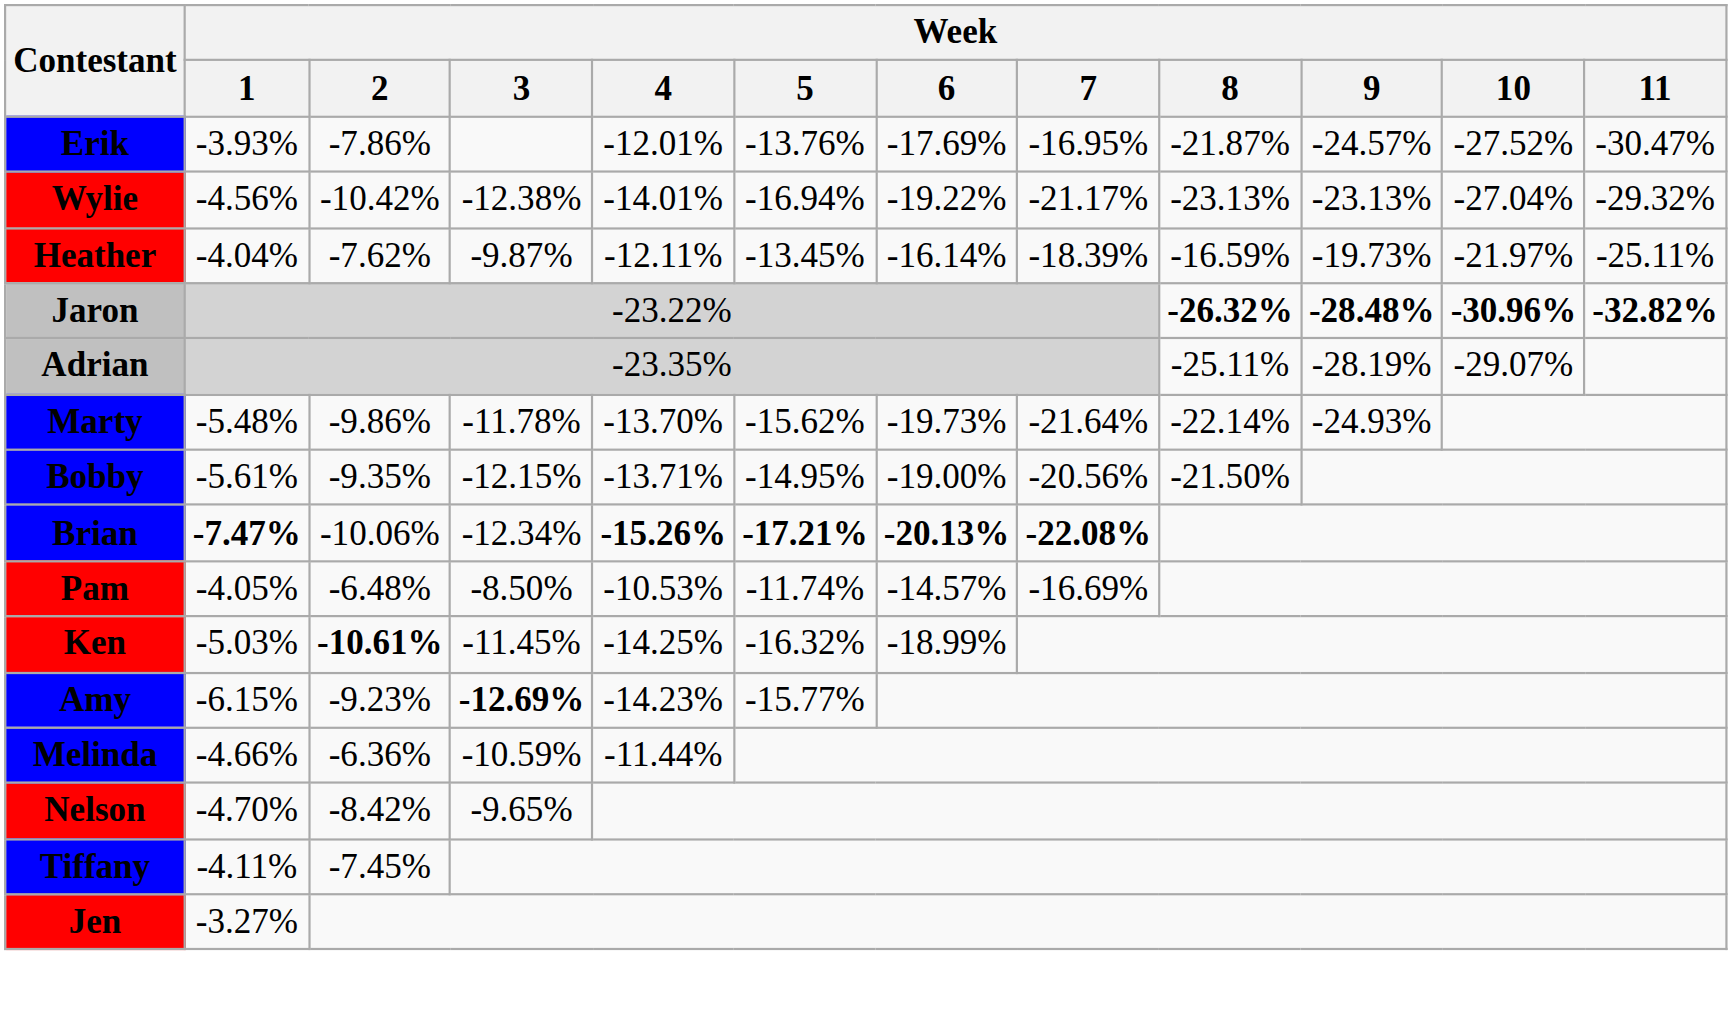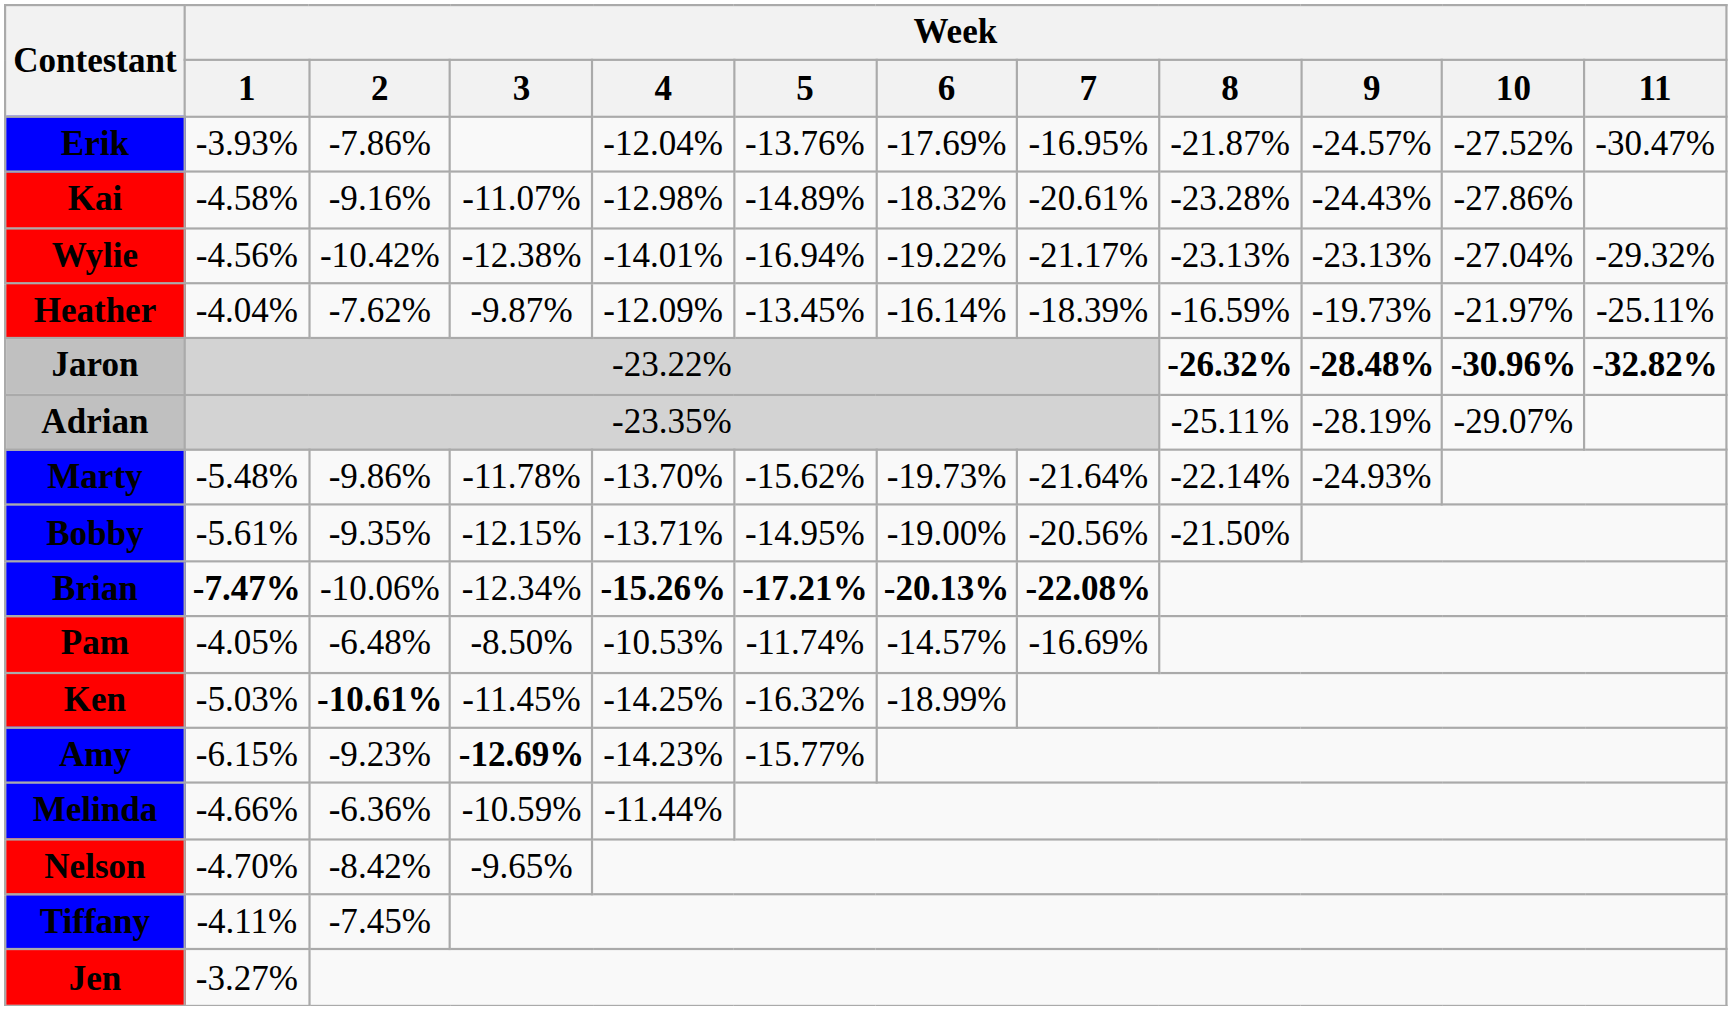(663, 143) -12.01% -> (663, 143) -12.04%
+ row: (95, 198)
(663, 254) -12.11% -> (663, 310) -12.09%
